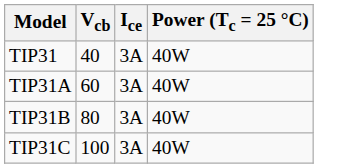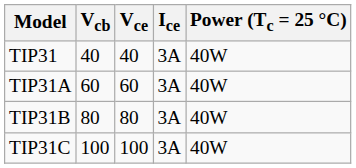+ column: (134, 22)
